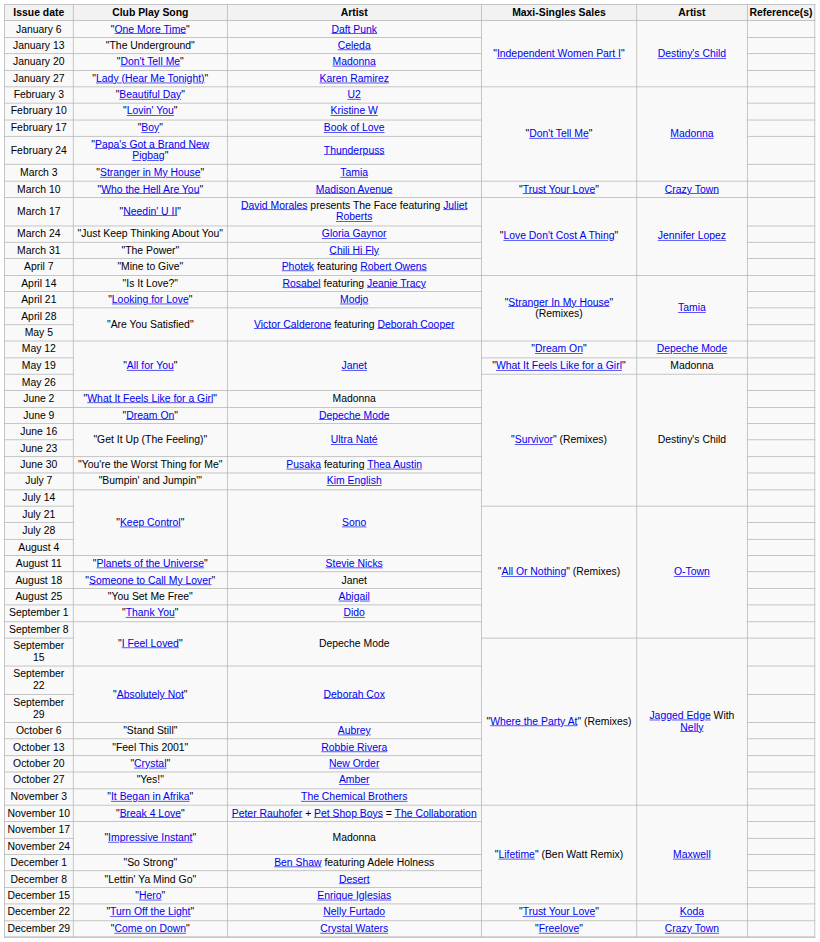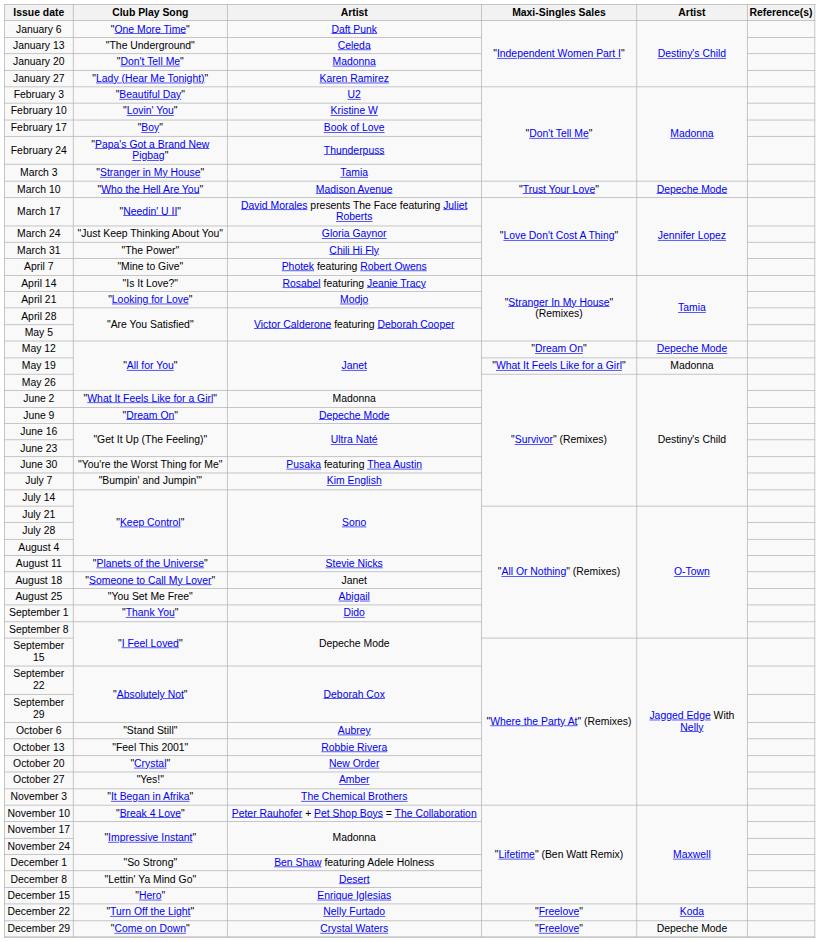(692, 189) Crazy Town -> (692, 189) Depeche Mode
(559, 912) "Trust Your Love" -> (559, 912) "Freelove"
(692, 928) Crazy Town -> (692, 928) Depeche Mode
